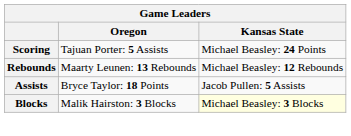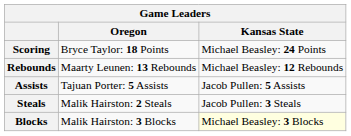(115, 49) Tajuan Porter: 5 Assists -> (115, 49) Bryce Taylor: 18 Points
(115, 85) Bryce Taylor: 18 Points -> (115, 85) Tajuan Porter: 5 Assists
+ row: (31, 103)
